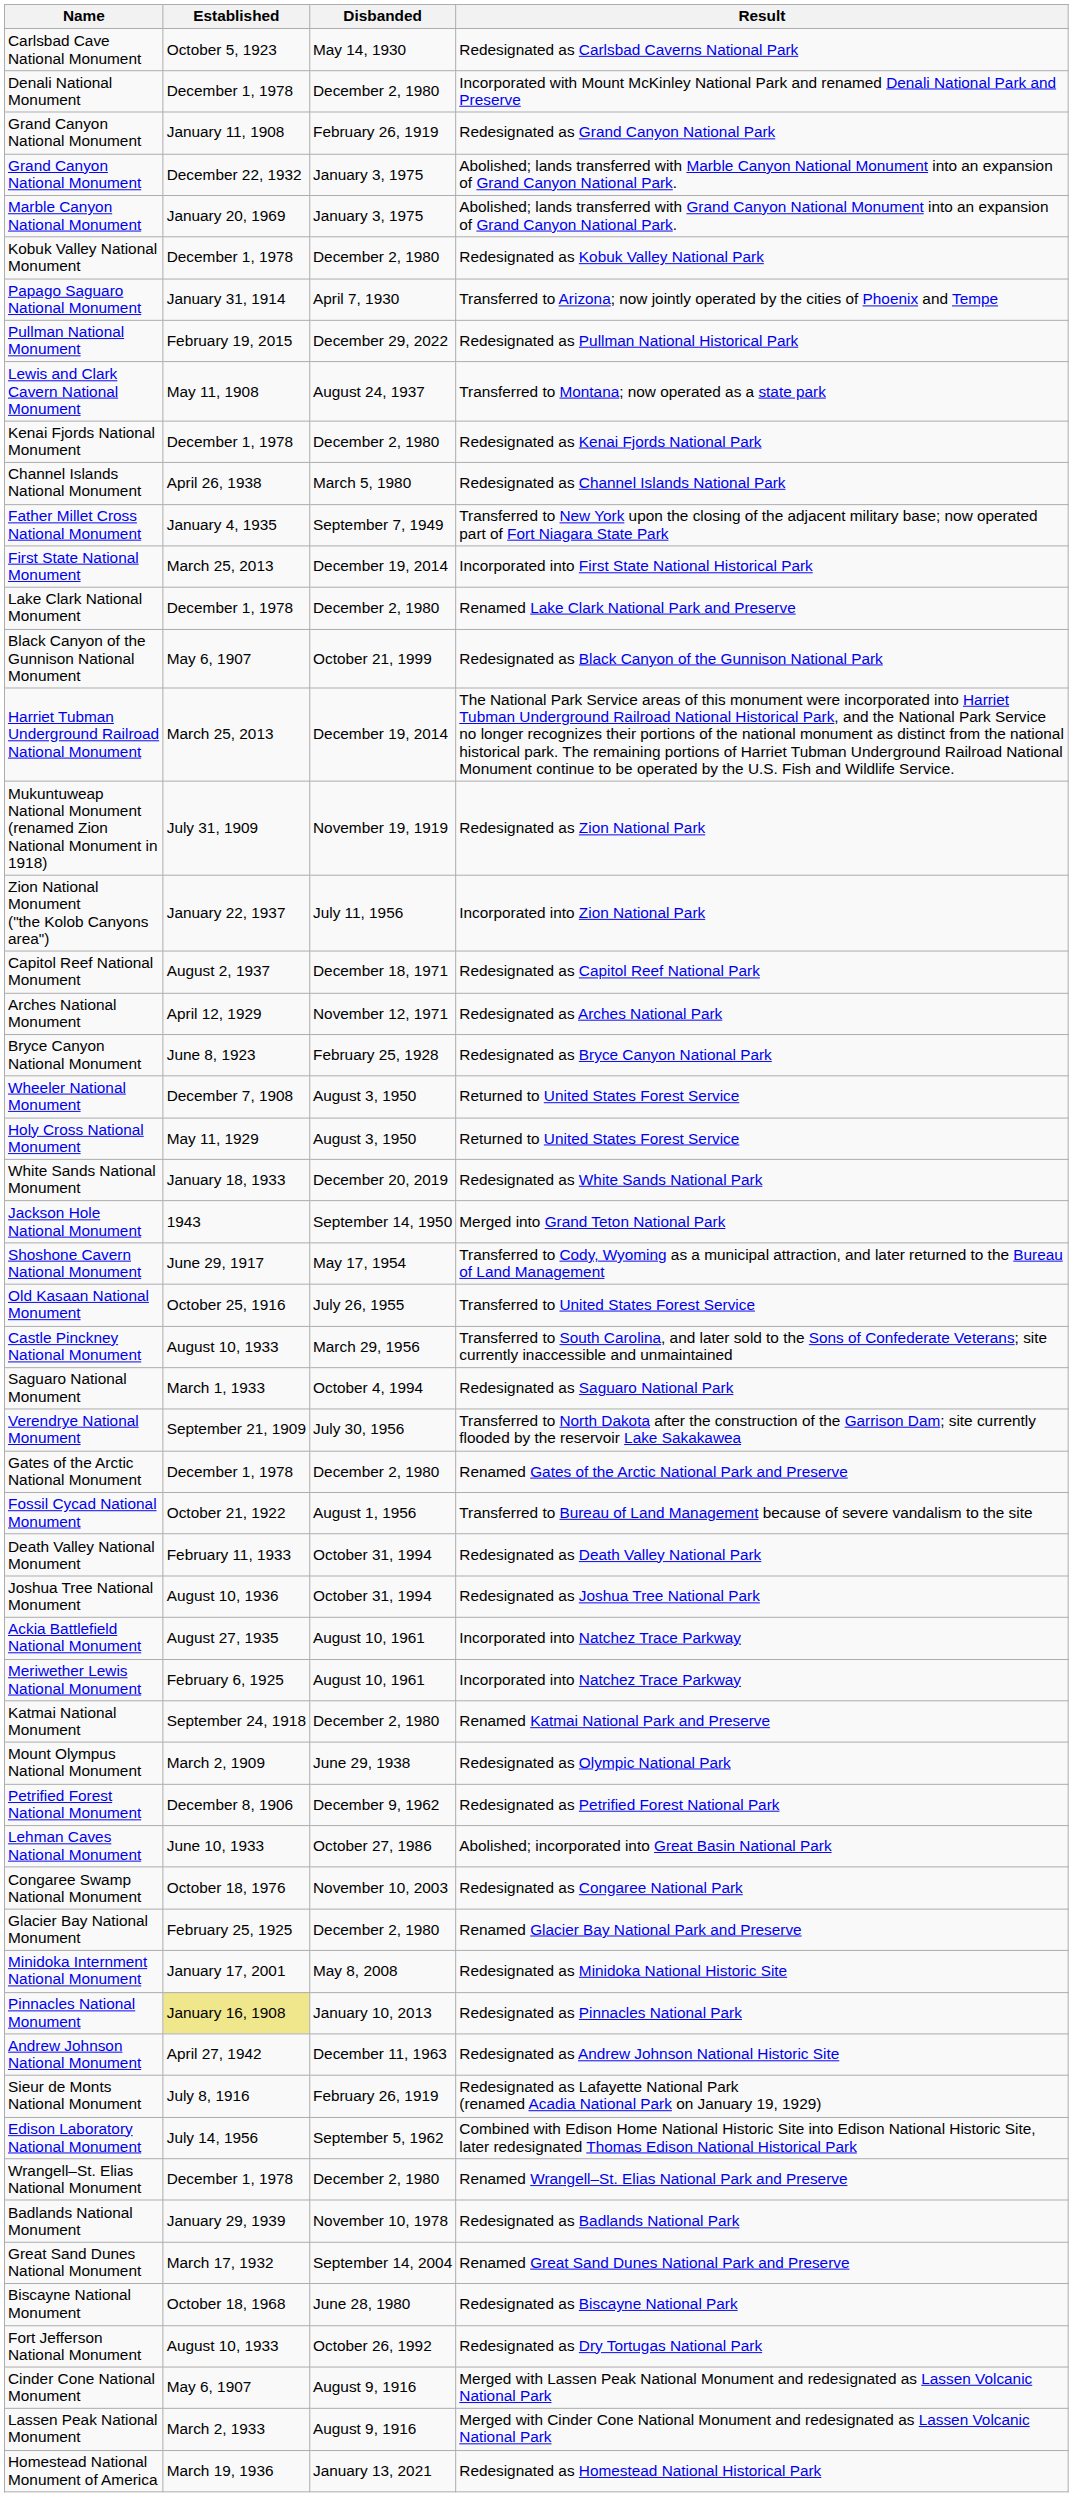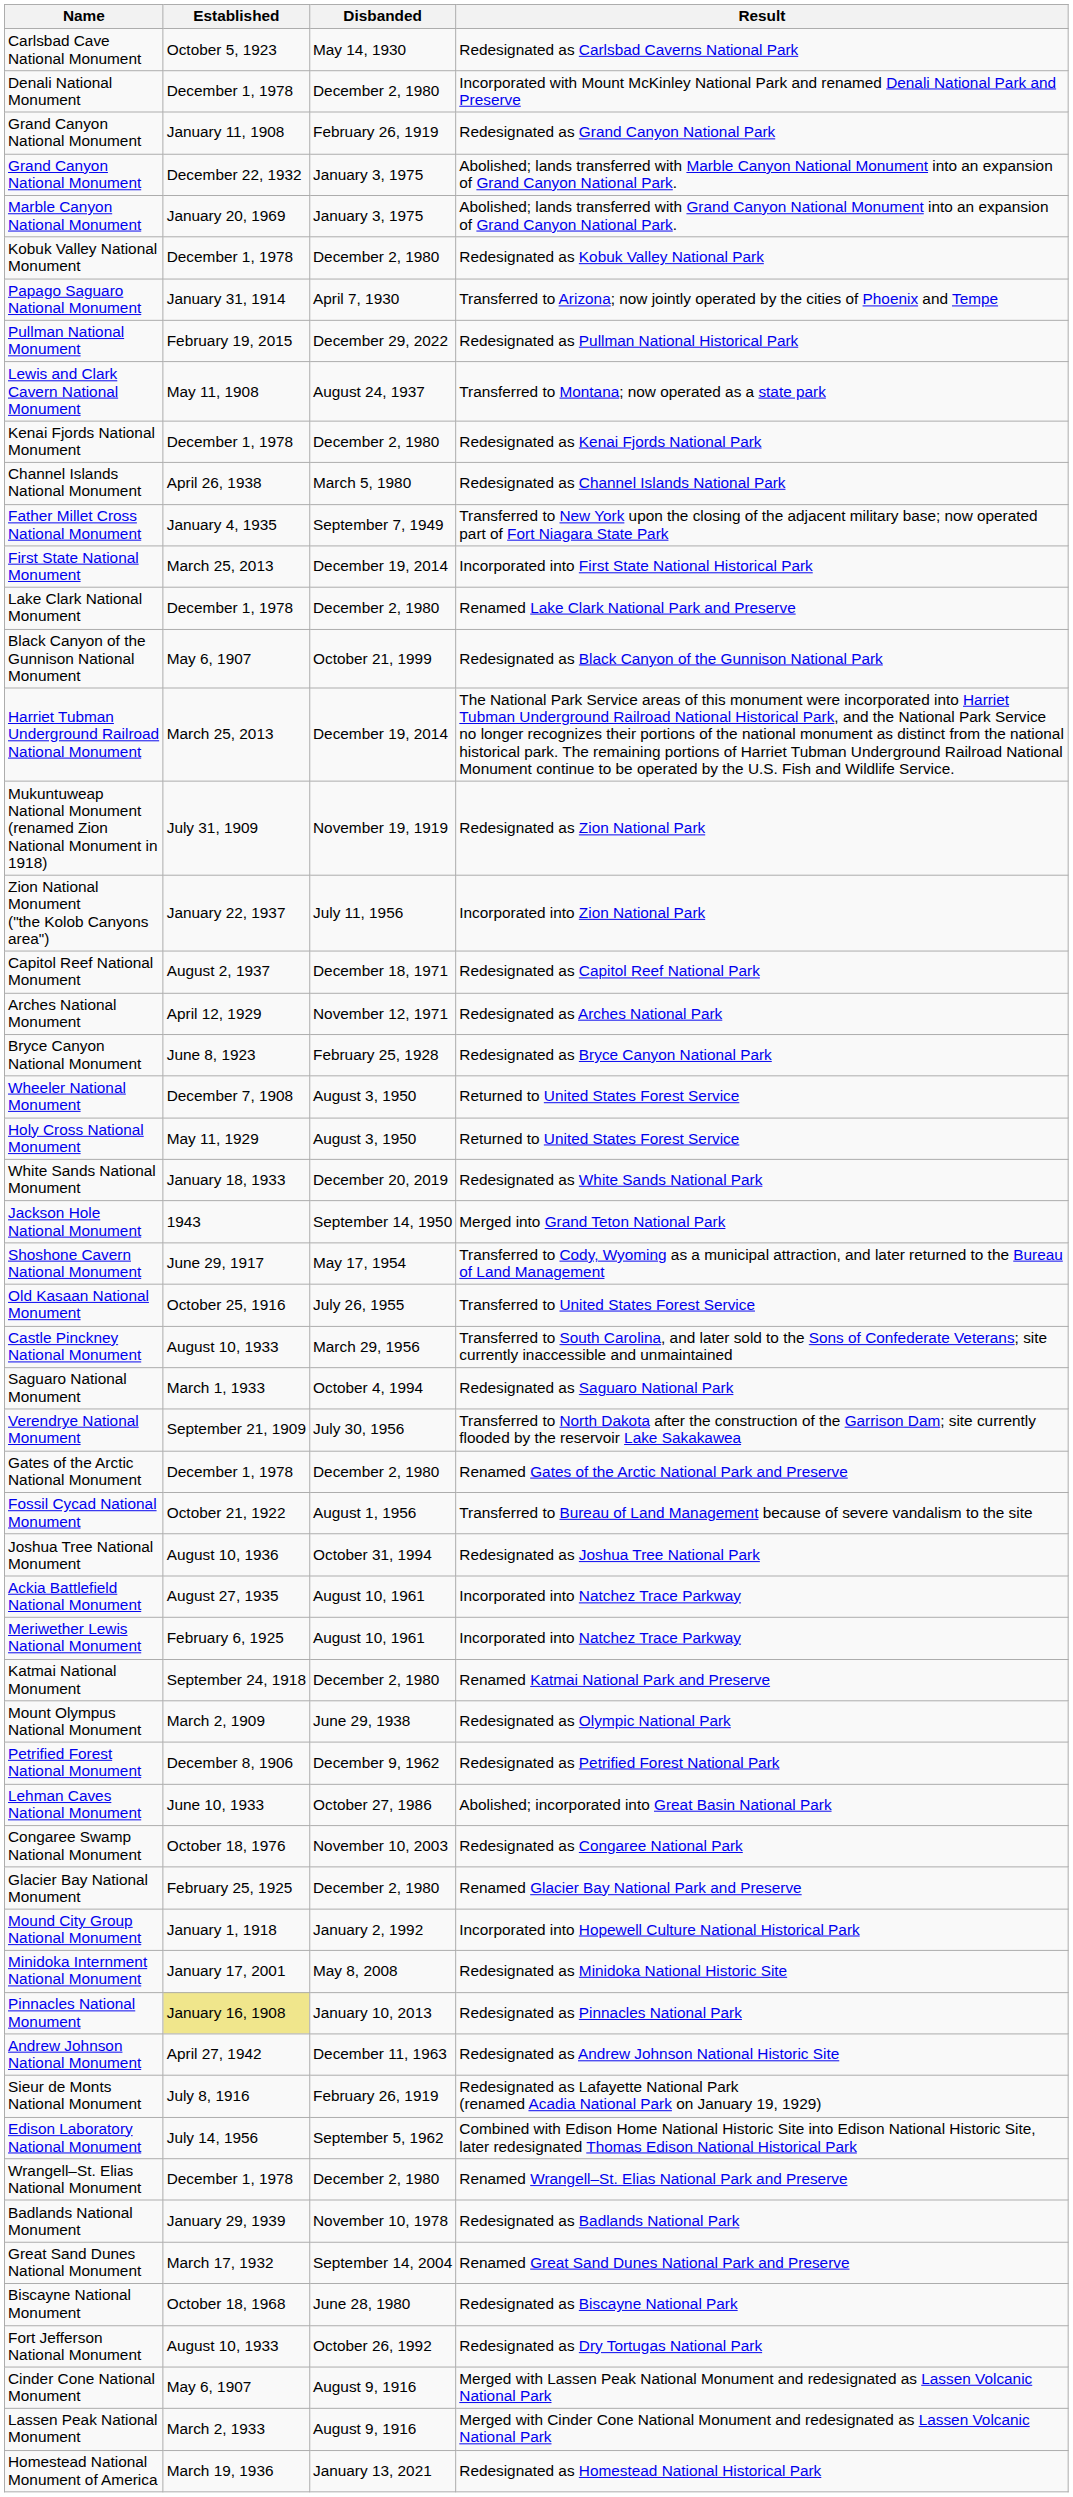- row: (81, 1554)
+ row: (75, 1929)
